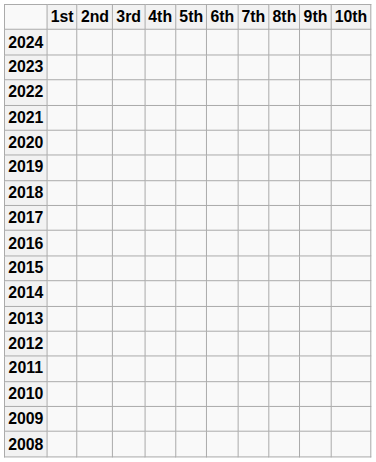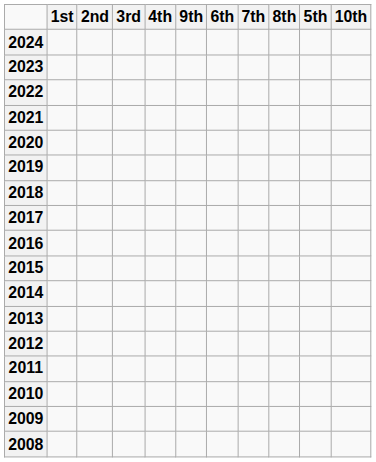columns swapped: (191, 17) <-> (315, 17)
